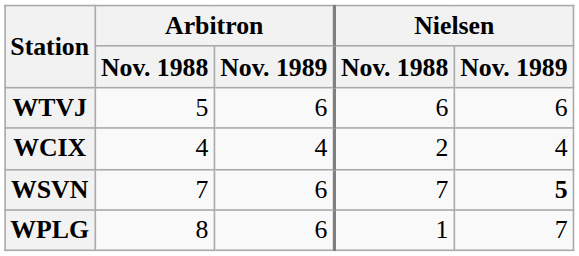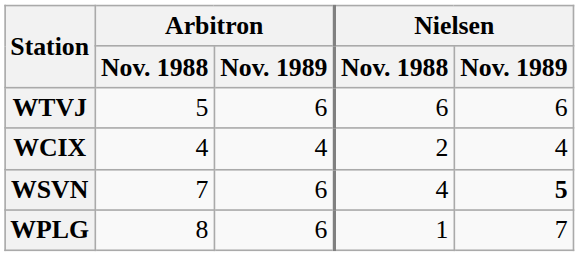(442, 189) 7 -> (442, 189) 4
